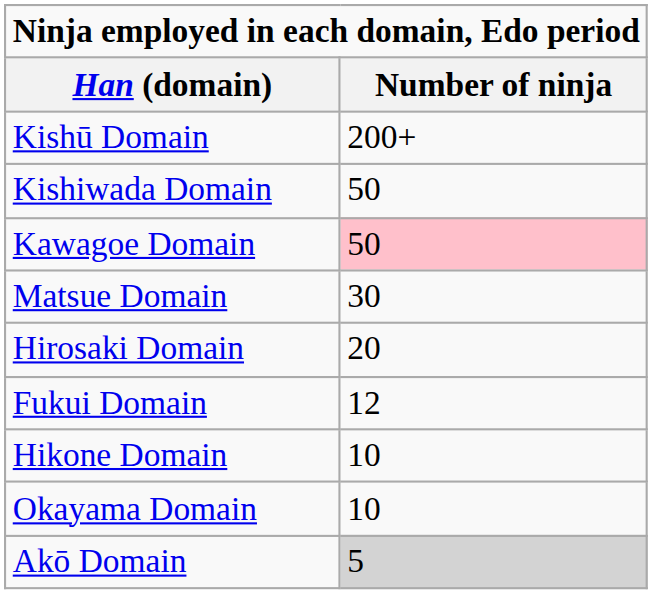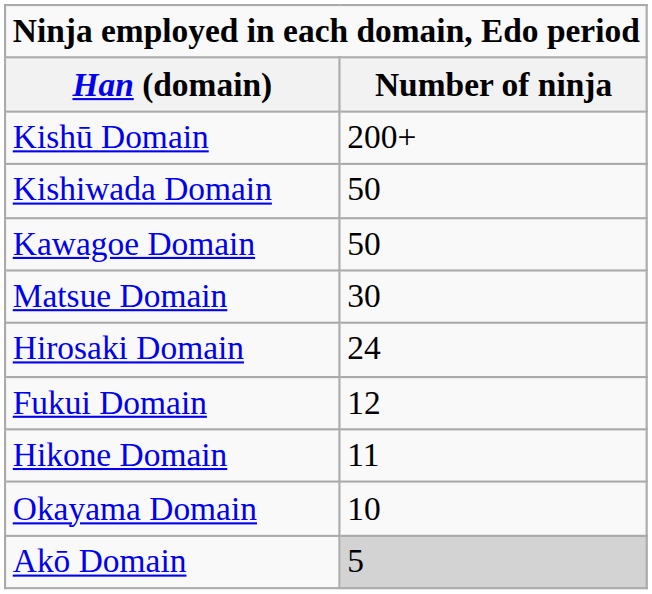(364, 243) pink background -> (364, 243) no background
(364, 349) 20 -> (364, 349) 24
(364, 455) 10 -> (363, 455) 11
